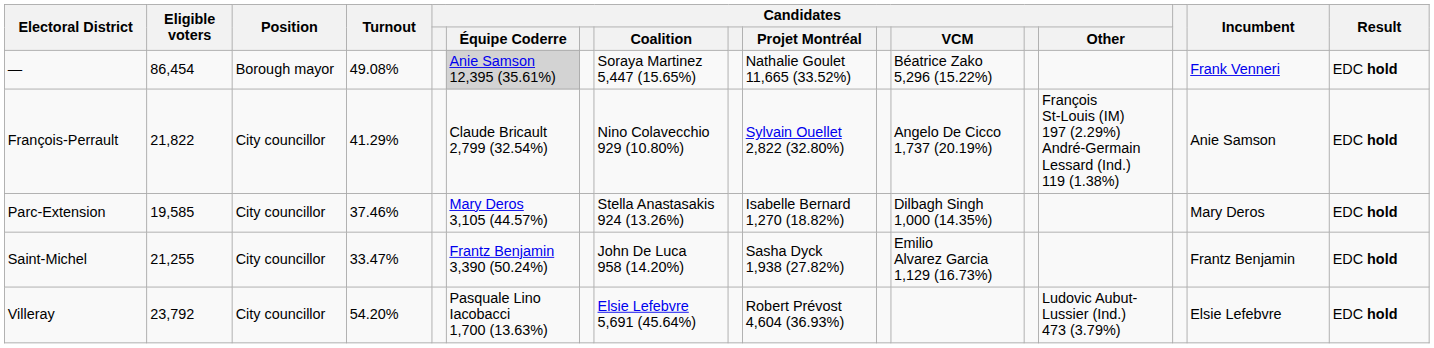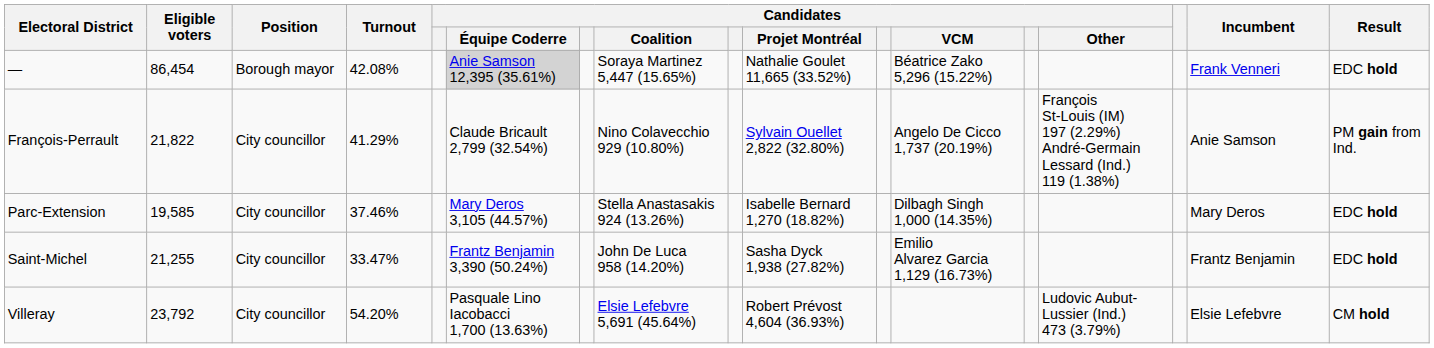(374, 69) 49.08% -> (374, 69) 42.08%
(1365, 141) EDC hold -> (1377, 141) PM gain from Ind.
(1365, 314) EDC hold -> (1361, 314) CM hold
